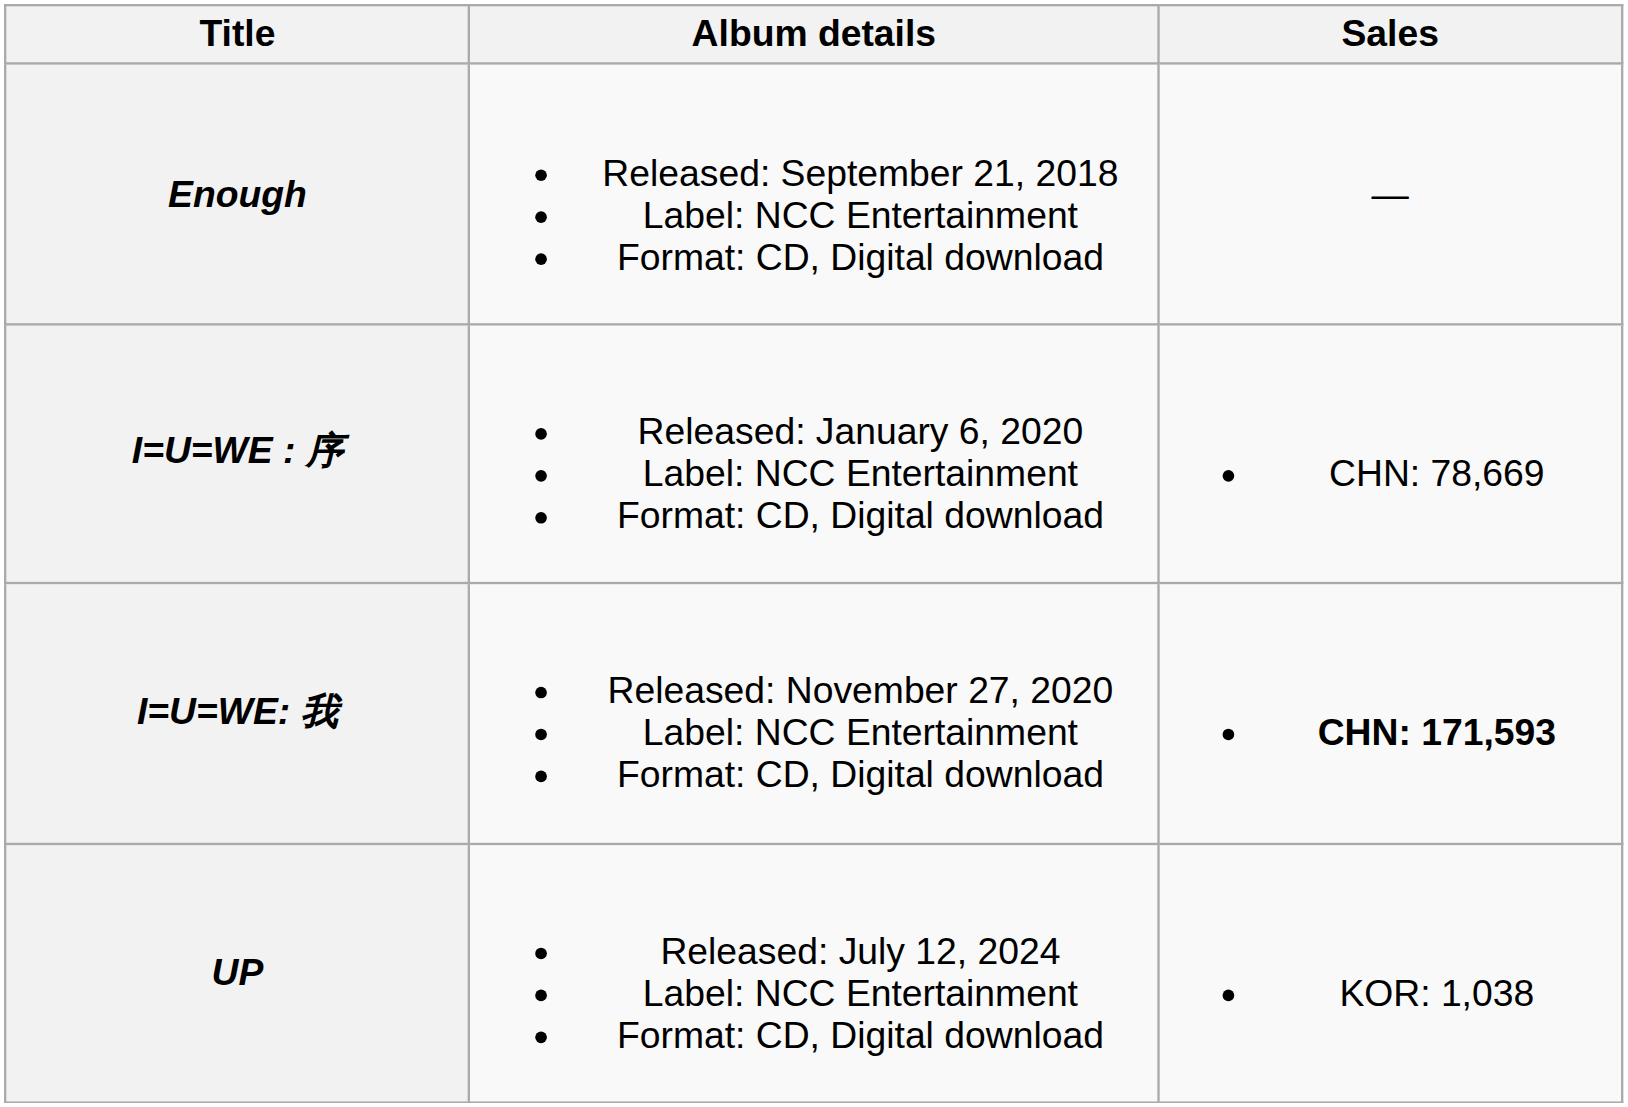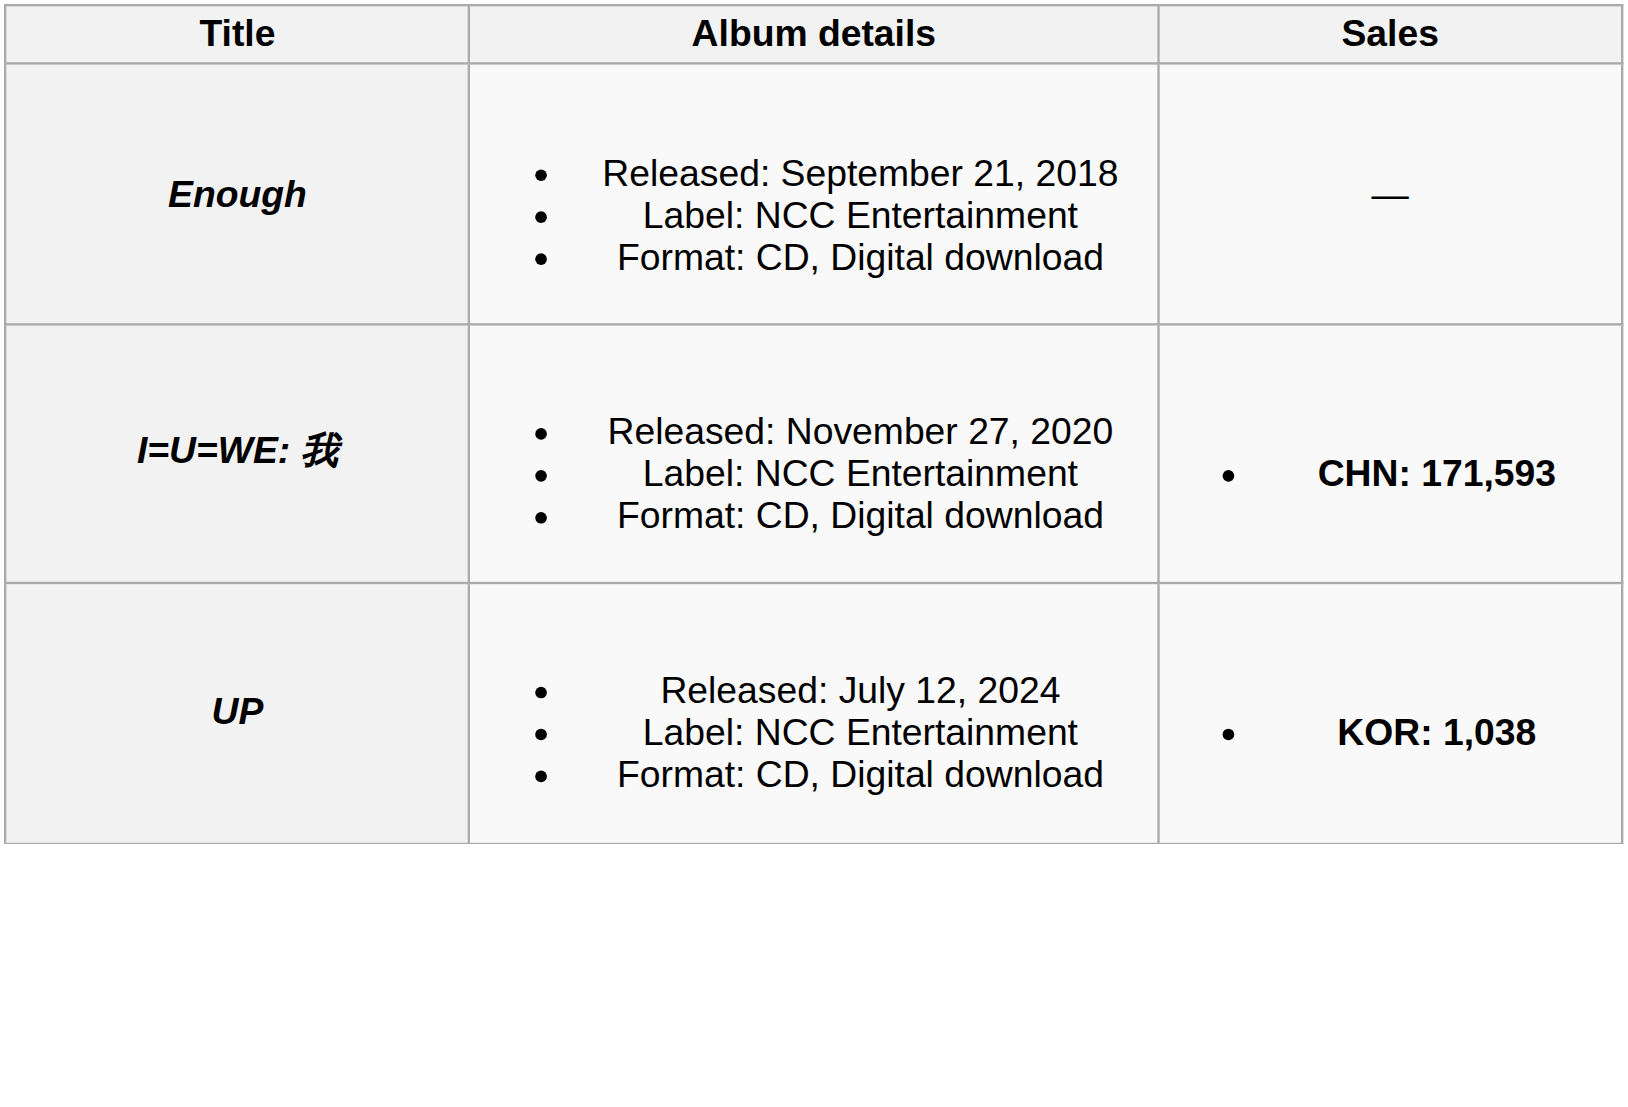- row: (237, 451)
(1390, 994) normal -> (1390, 734) bold
